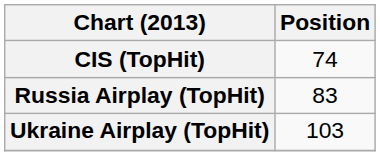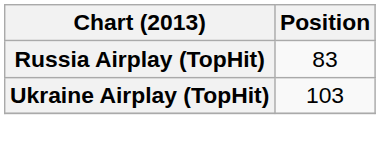- row: (140, 58)
